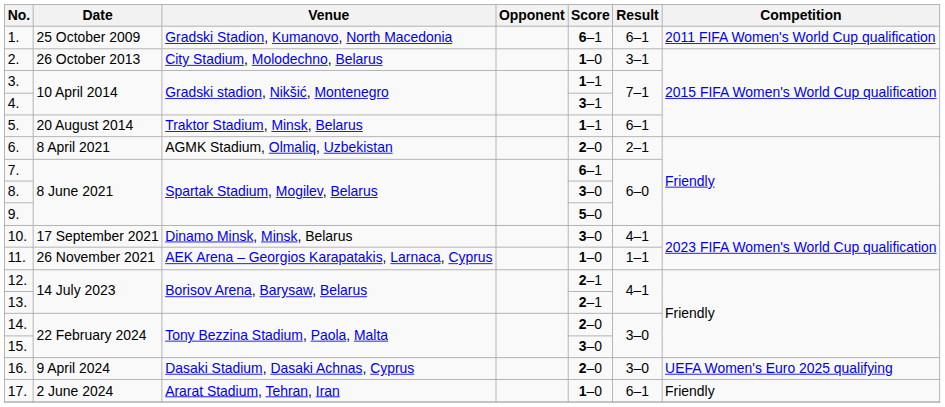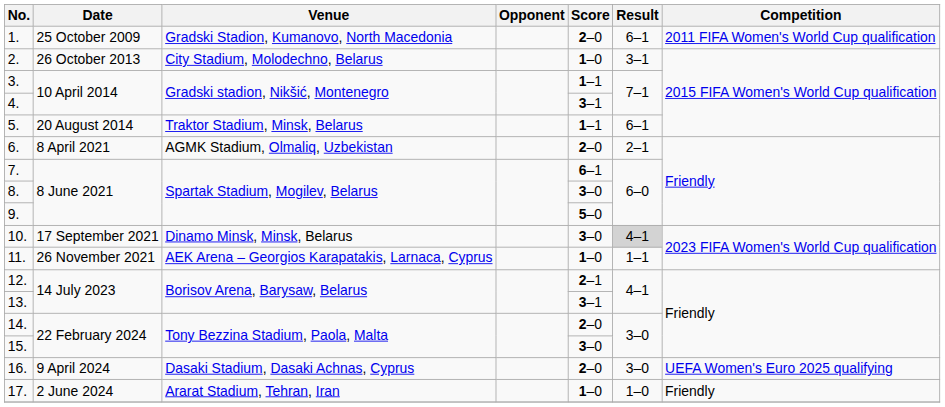(590, 37) 6–1 -> (590, 37) 2–0
(637, 236) no background -> (637, 236) lightgrey background
(590, 302) 2–1 -> (590, 302) 3–1
(637, 390) 6–1 -> (637, 390) 1–0
